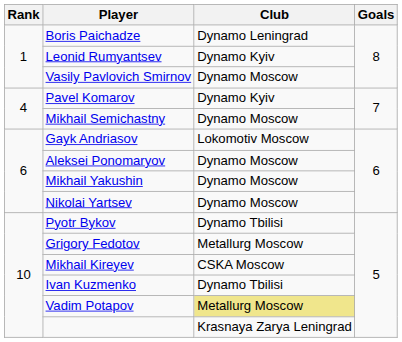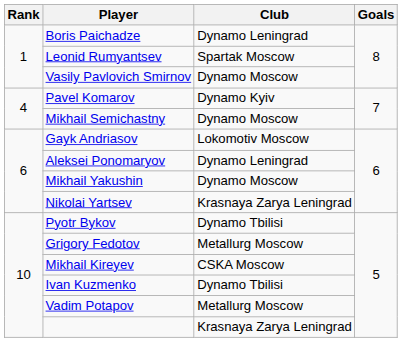(236, 56) Dynamo Kyiv -> (246, 56) Spartak Moscow
(248, 160) Dynamo Moscow -> (253, 160) Dynamo Leningrad
(248, 202) Dynamo Moscow -> (275, 202) Krasnaya Zarya Leningrad
(250, 306) khaki background -> (250, 306) no background
